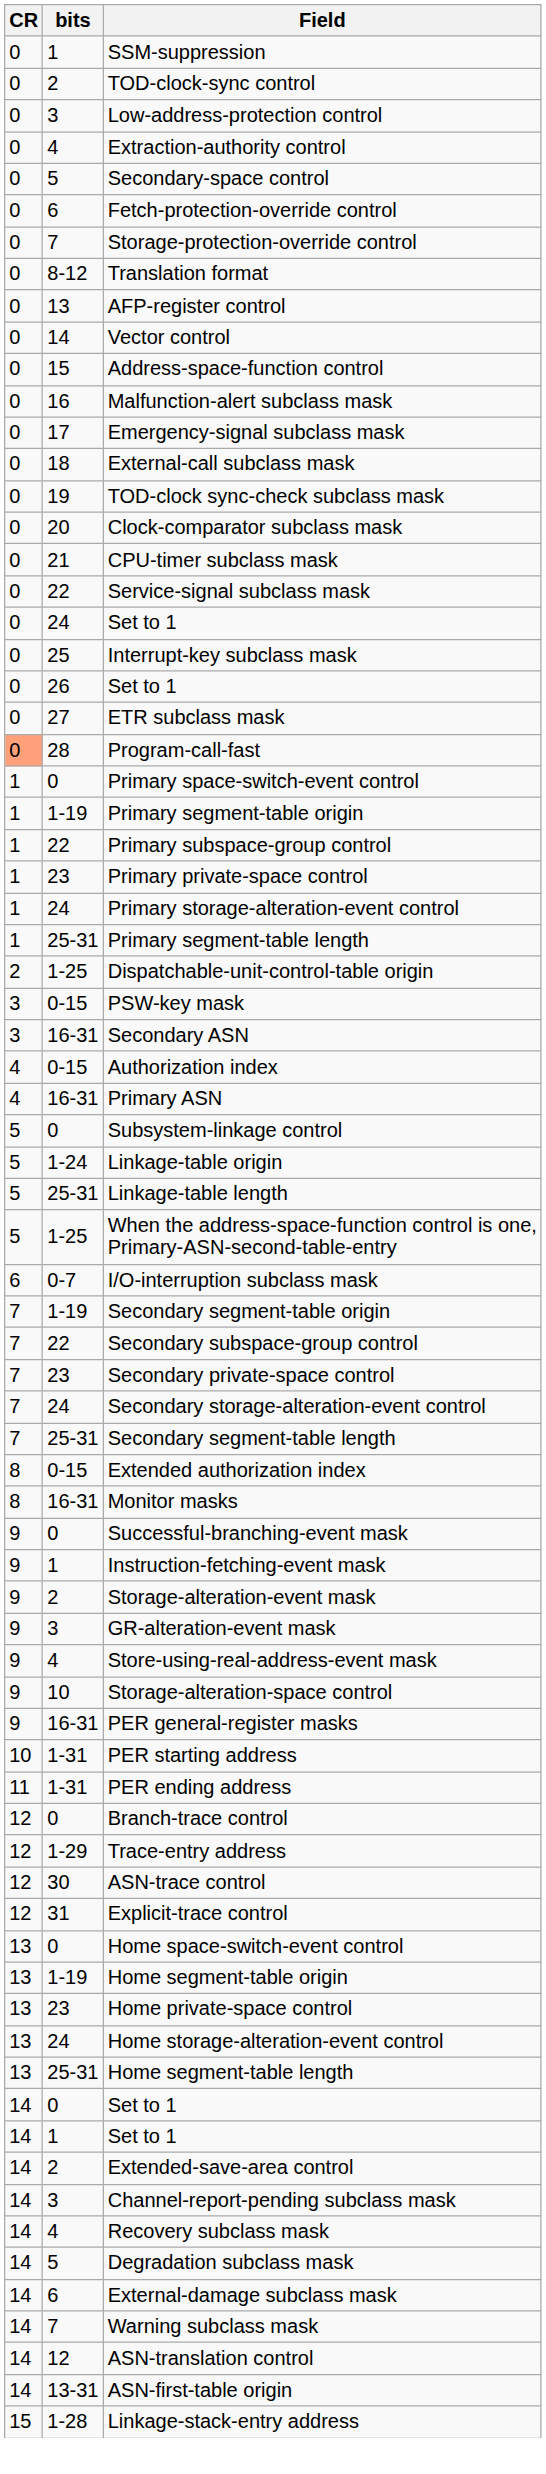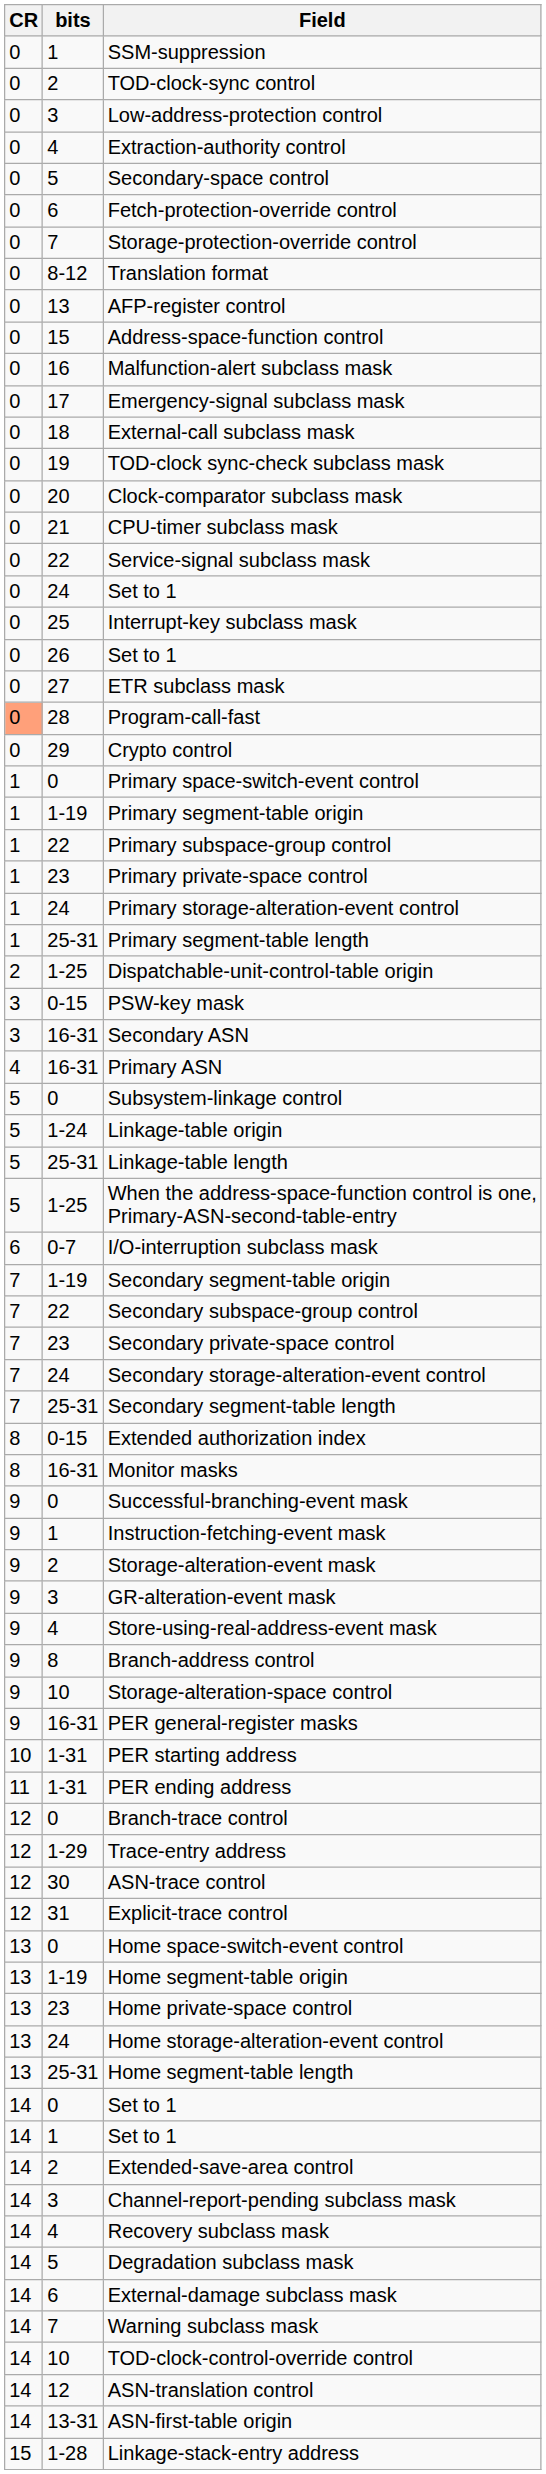- row: (58, 337)
+ row: (58, 749)
- row: (67, 1067)
+ row: (53, 1660)
+ row: (58, 2358)
